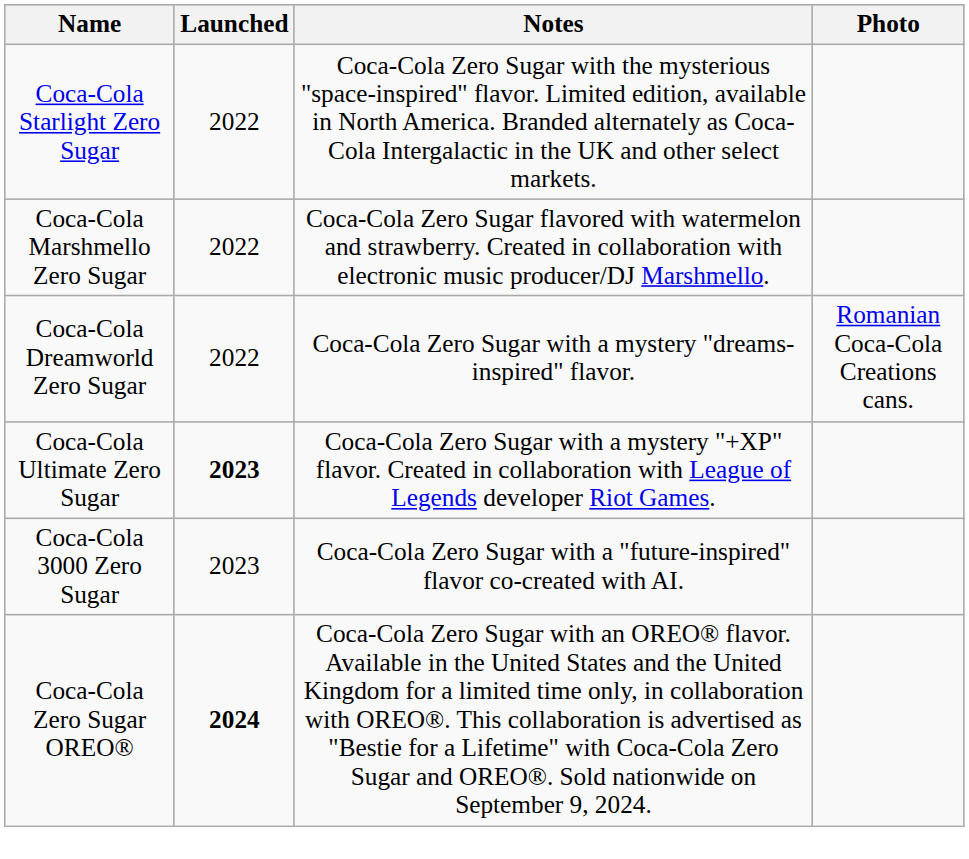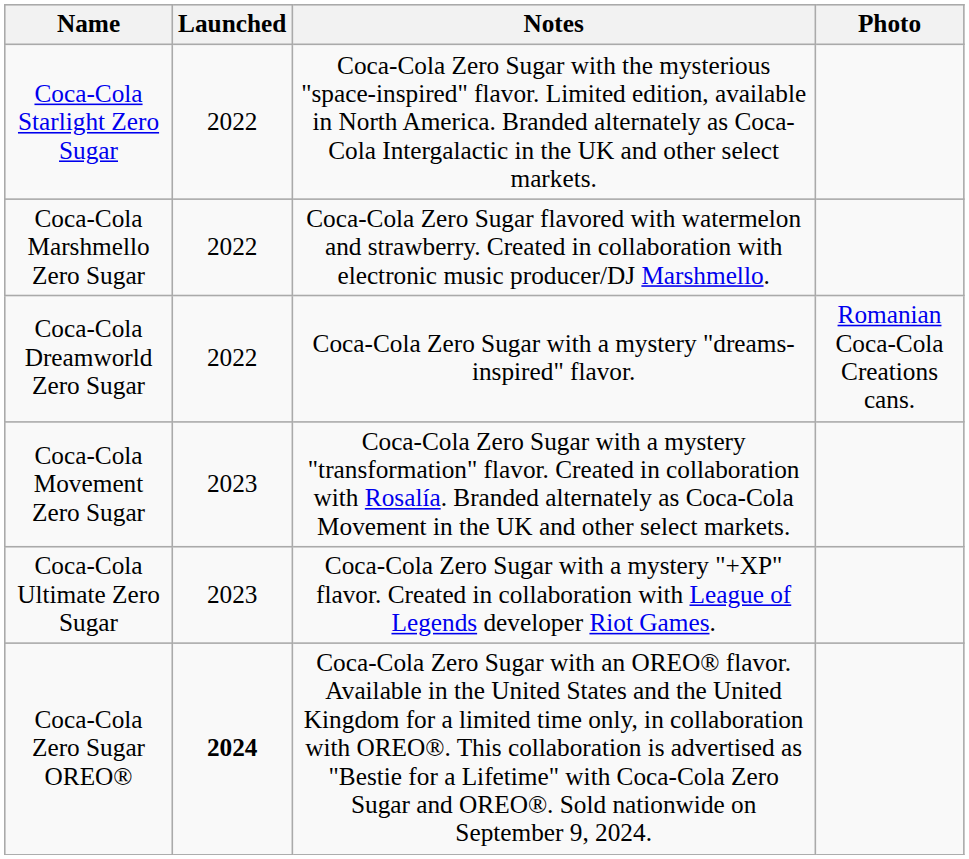+ row: (89, 483)
(234, 469) bold -> (232, 594) normal
- row: (90, 566)
